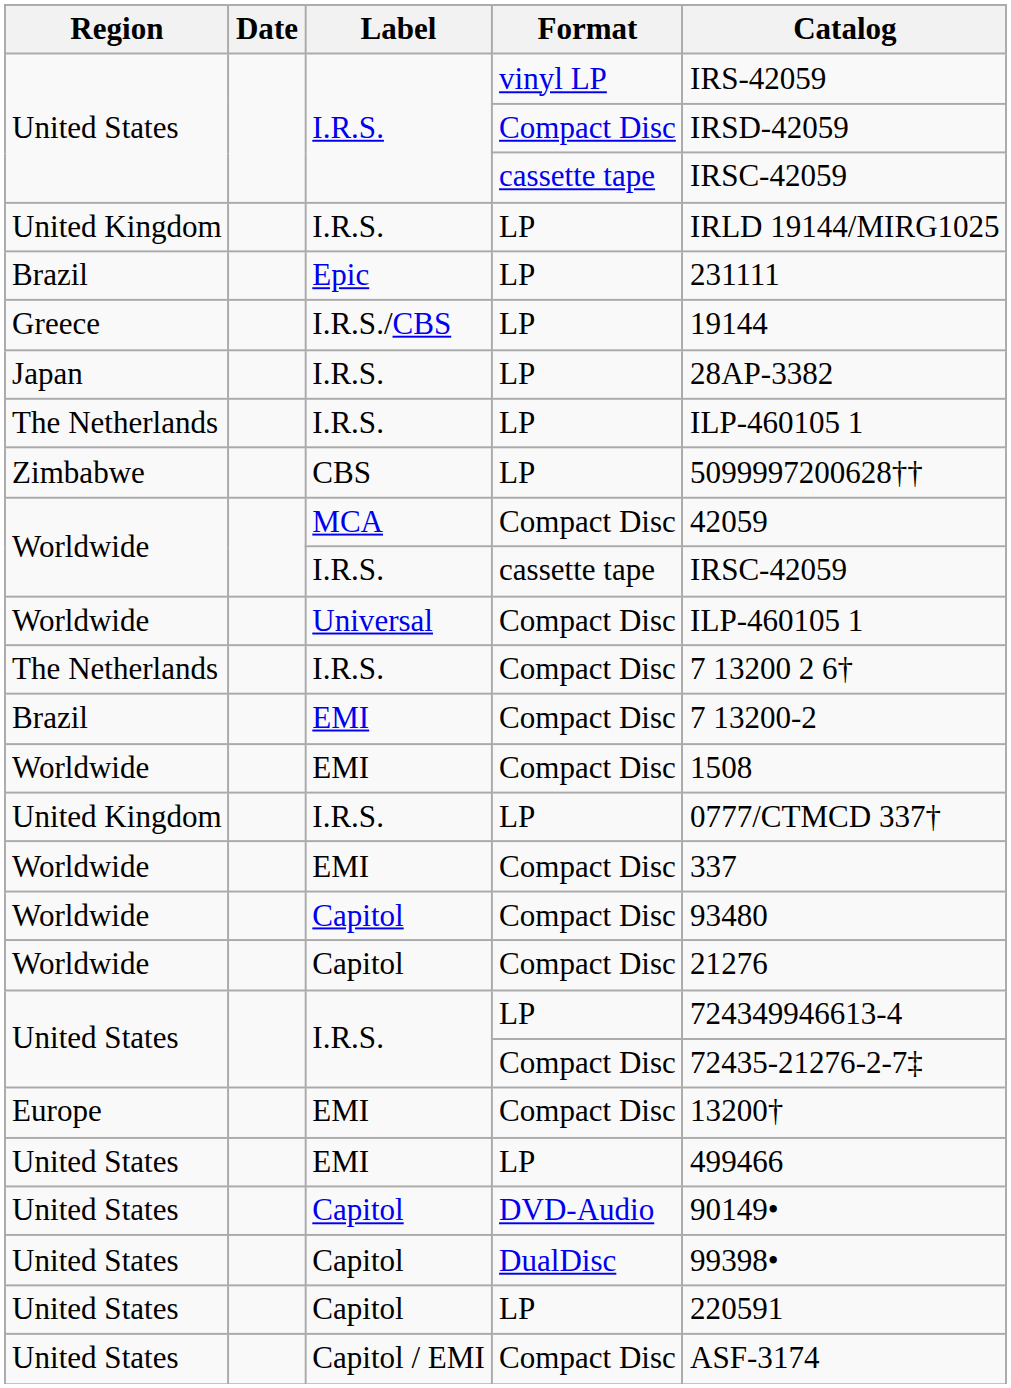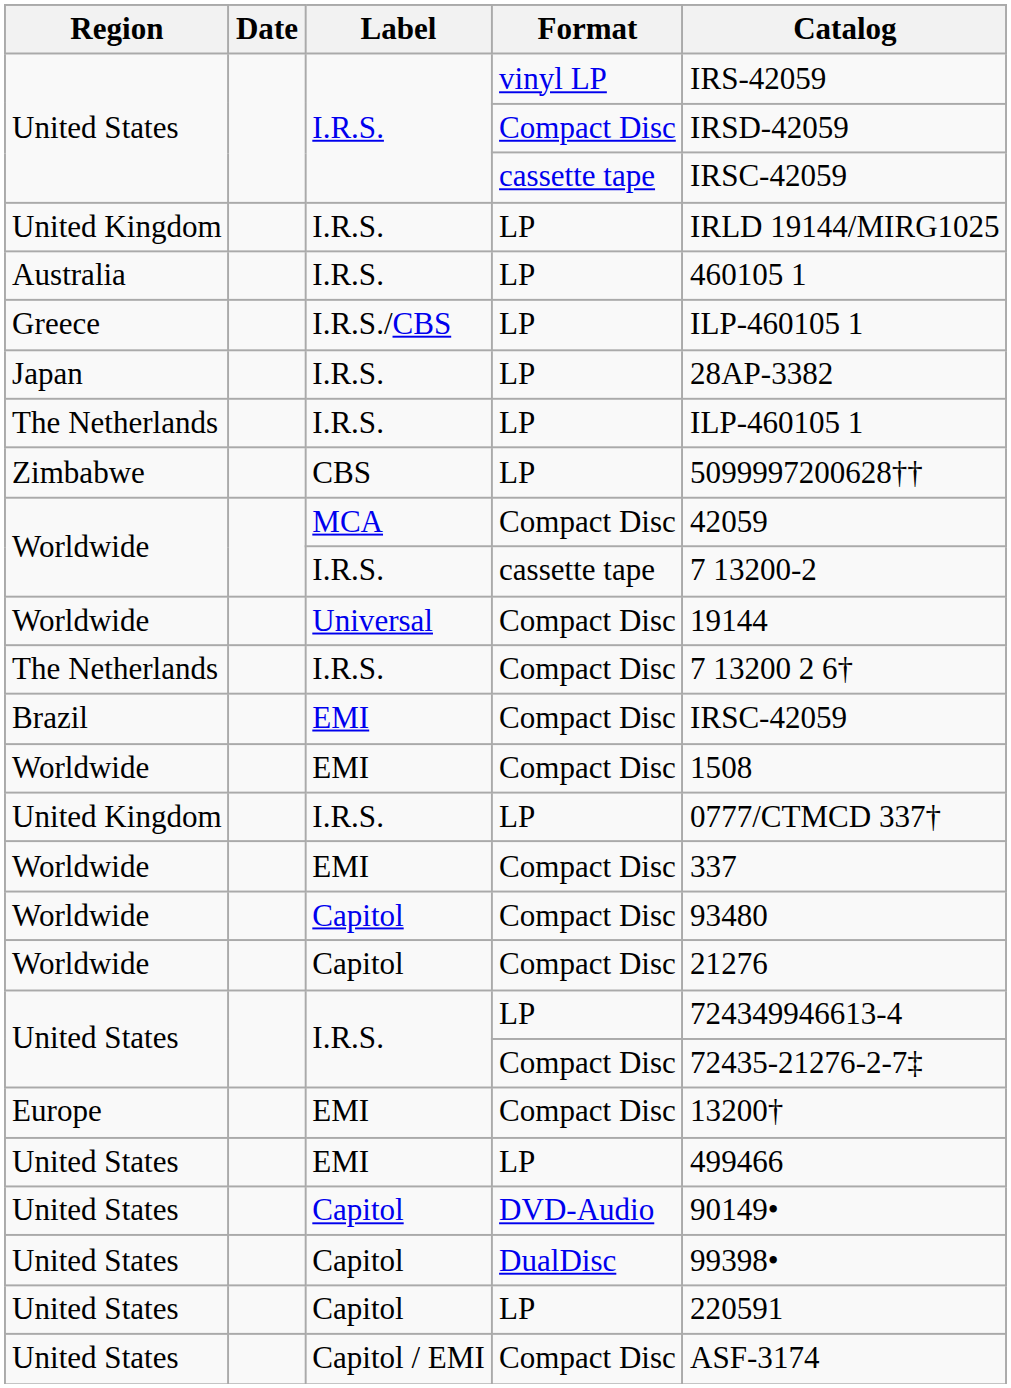+ row: (69, 275)
- row: (50, 275)
(729, 324) 19144 -> (777, 324) ILP-460105 1
(769, 570) IRSC-42059 -> (753, 570) 7 13200-2
(777, 619) ILP-460105 1 -> (729, 619) 19144
(753, 718) 7 13200-2 -> (769, 718) IRSC-42059
